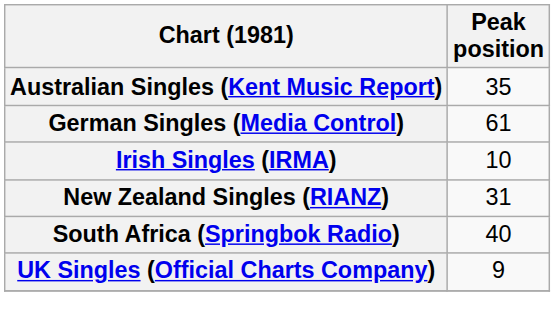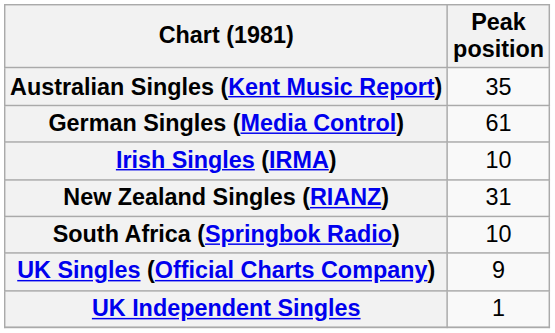(499, 234) 40 -> (499, 234) 10
+ row: (226, 308)
